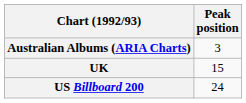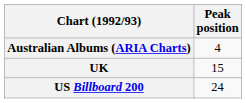(218, 48) 3 -> (218, 48) 4
